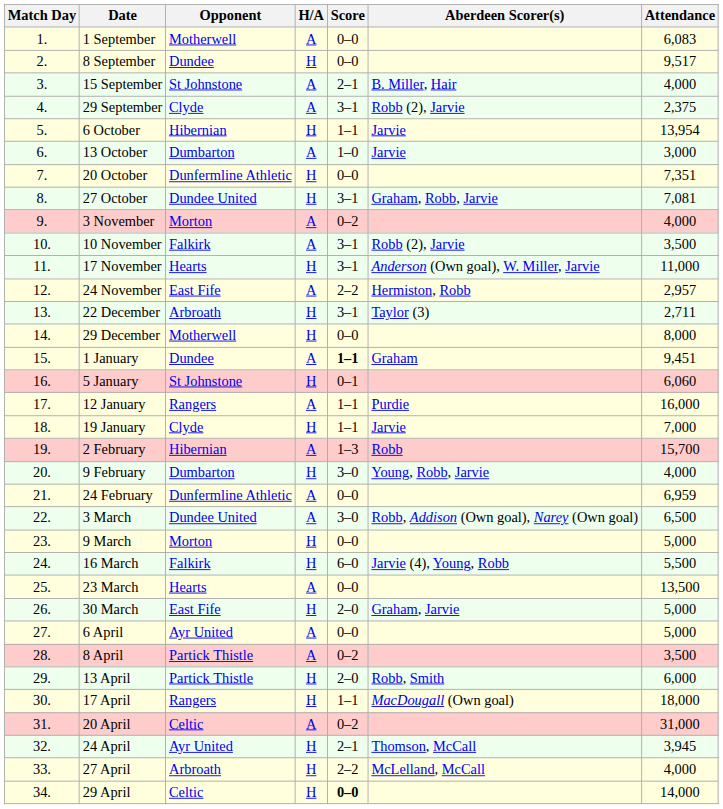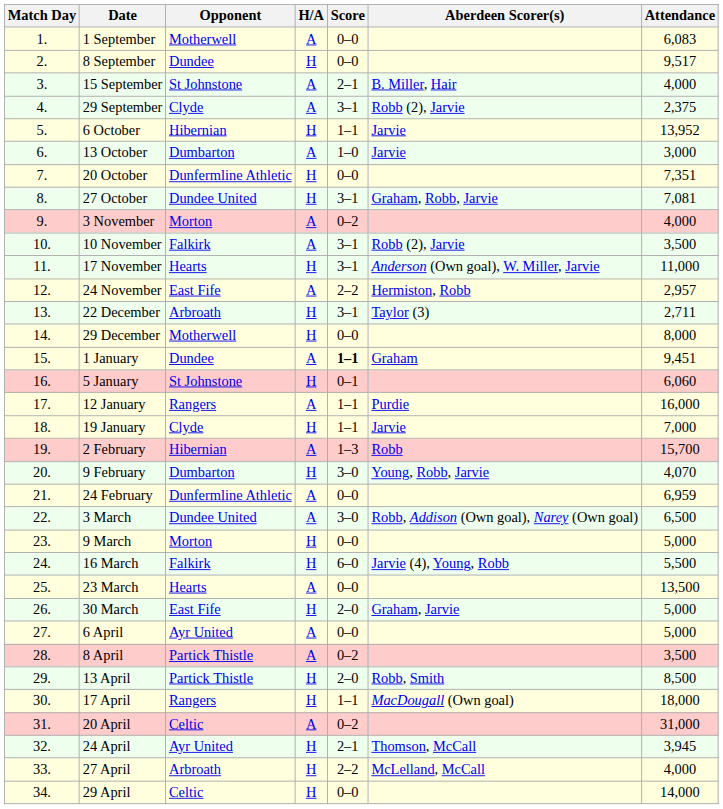(680, 130) 13,954 -> (680, 130) 13,952
(680, 472) 4,000 -> (680, 472) 4,070
(680, 678) 6,000 -> (680, 678) 8,500
(348, 792) bold -> (348, 792) normal
